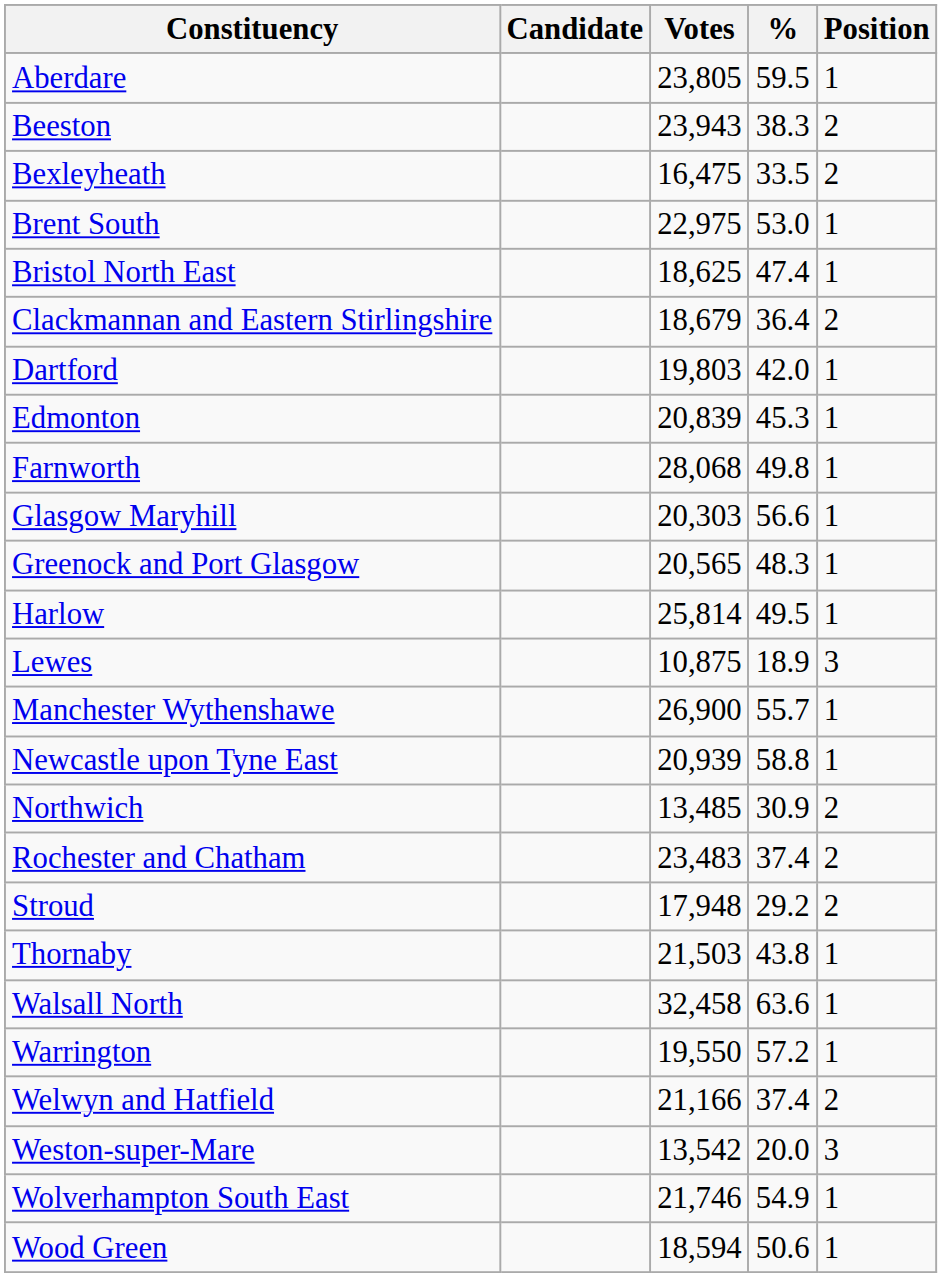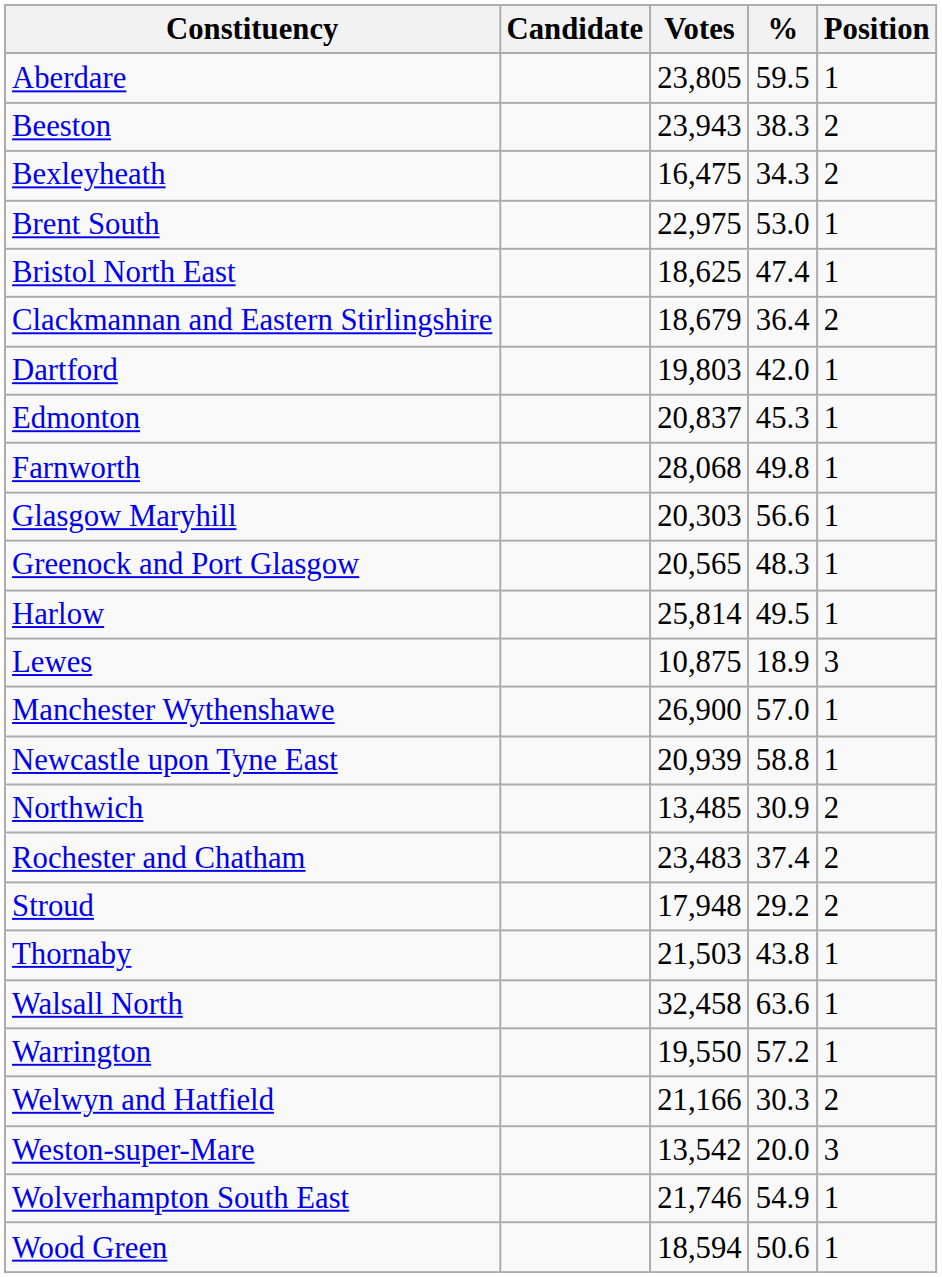(783, 175) 33.5 -> (783, 175) 34.3
(699, 418) 20,839 -> (699, 418) 20,837
(783, 710) 55.7 -> (783, 710) 57.0
(783, 1100) 37.4 -> (783, 1100) 30.3
